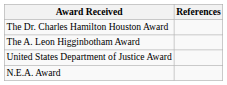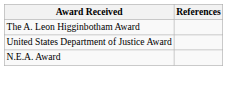- row: (87, 27)
